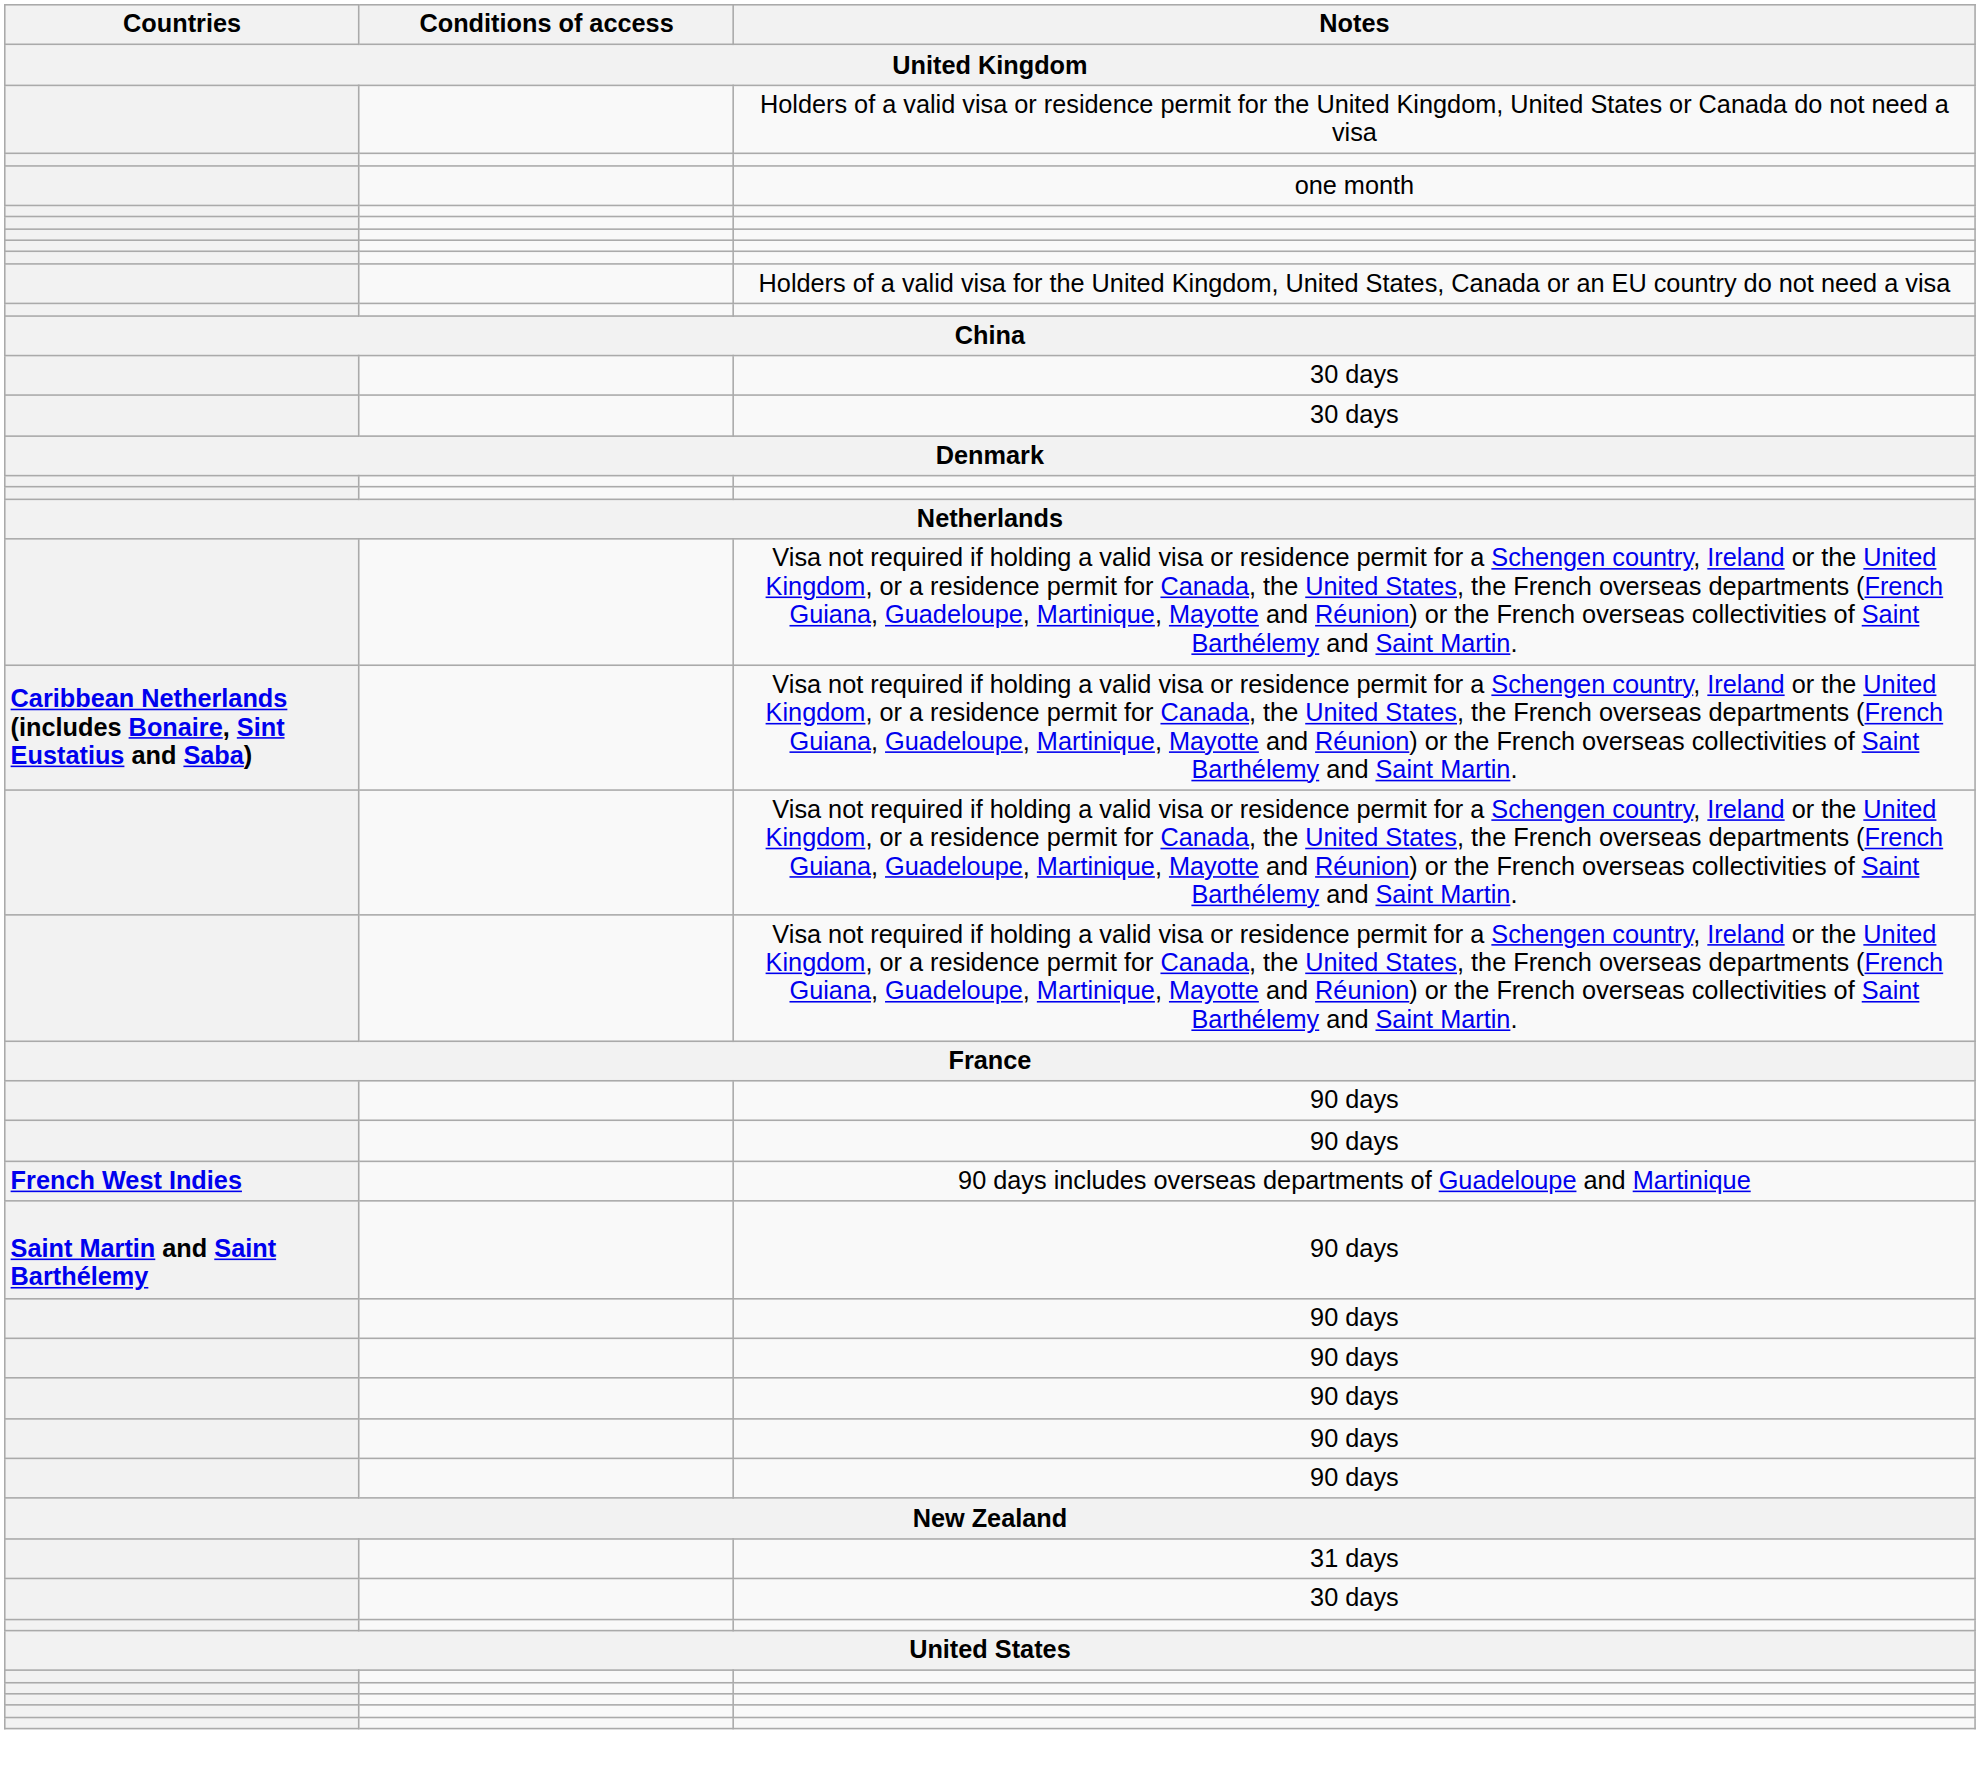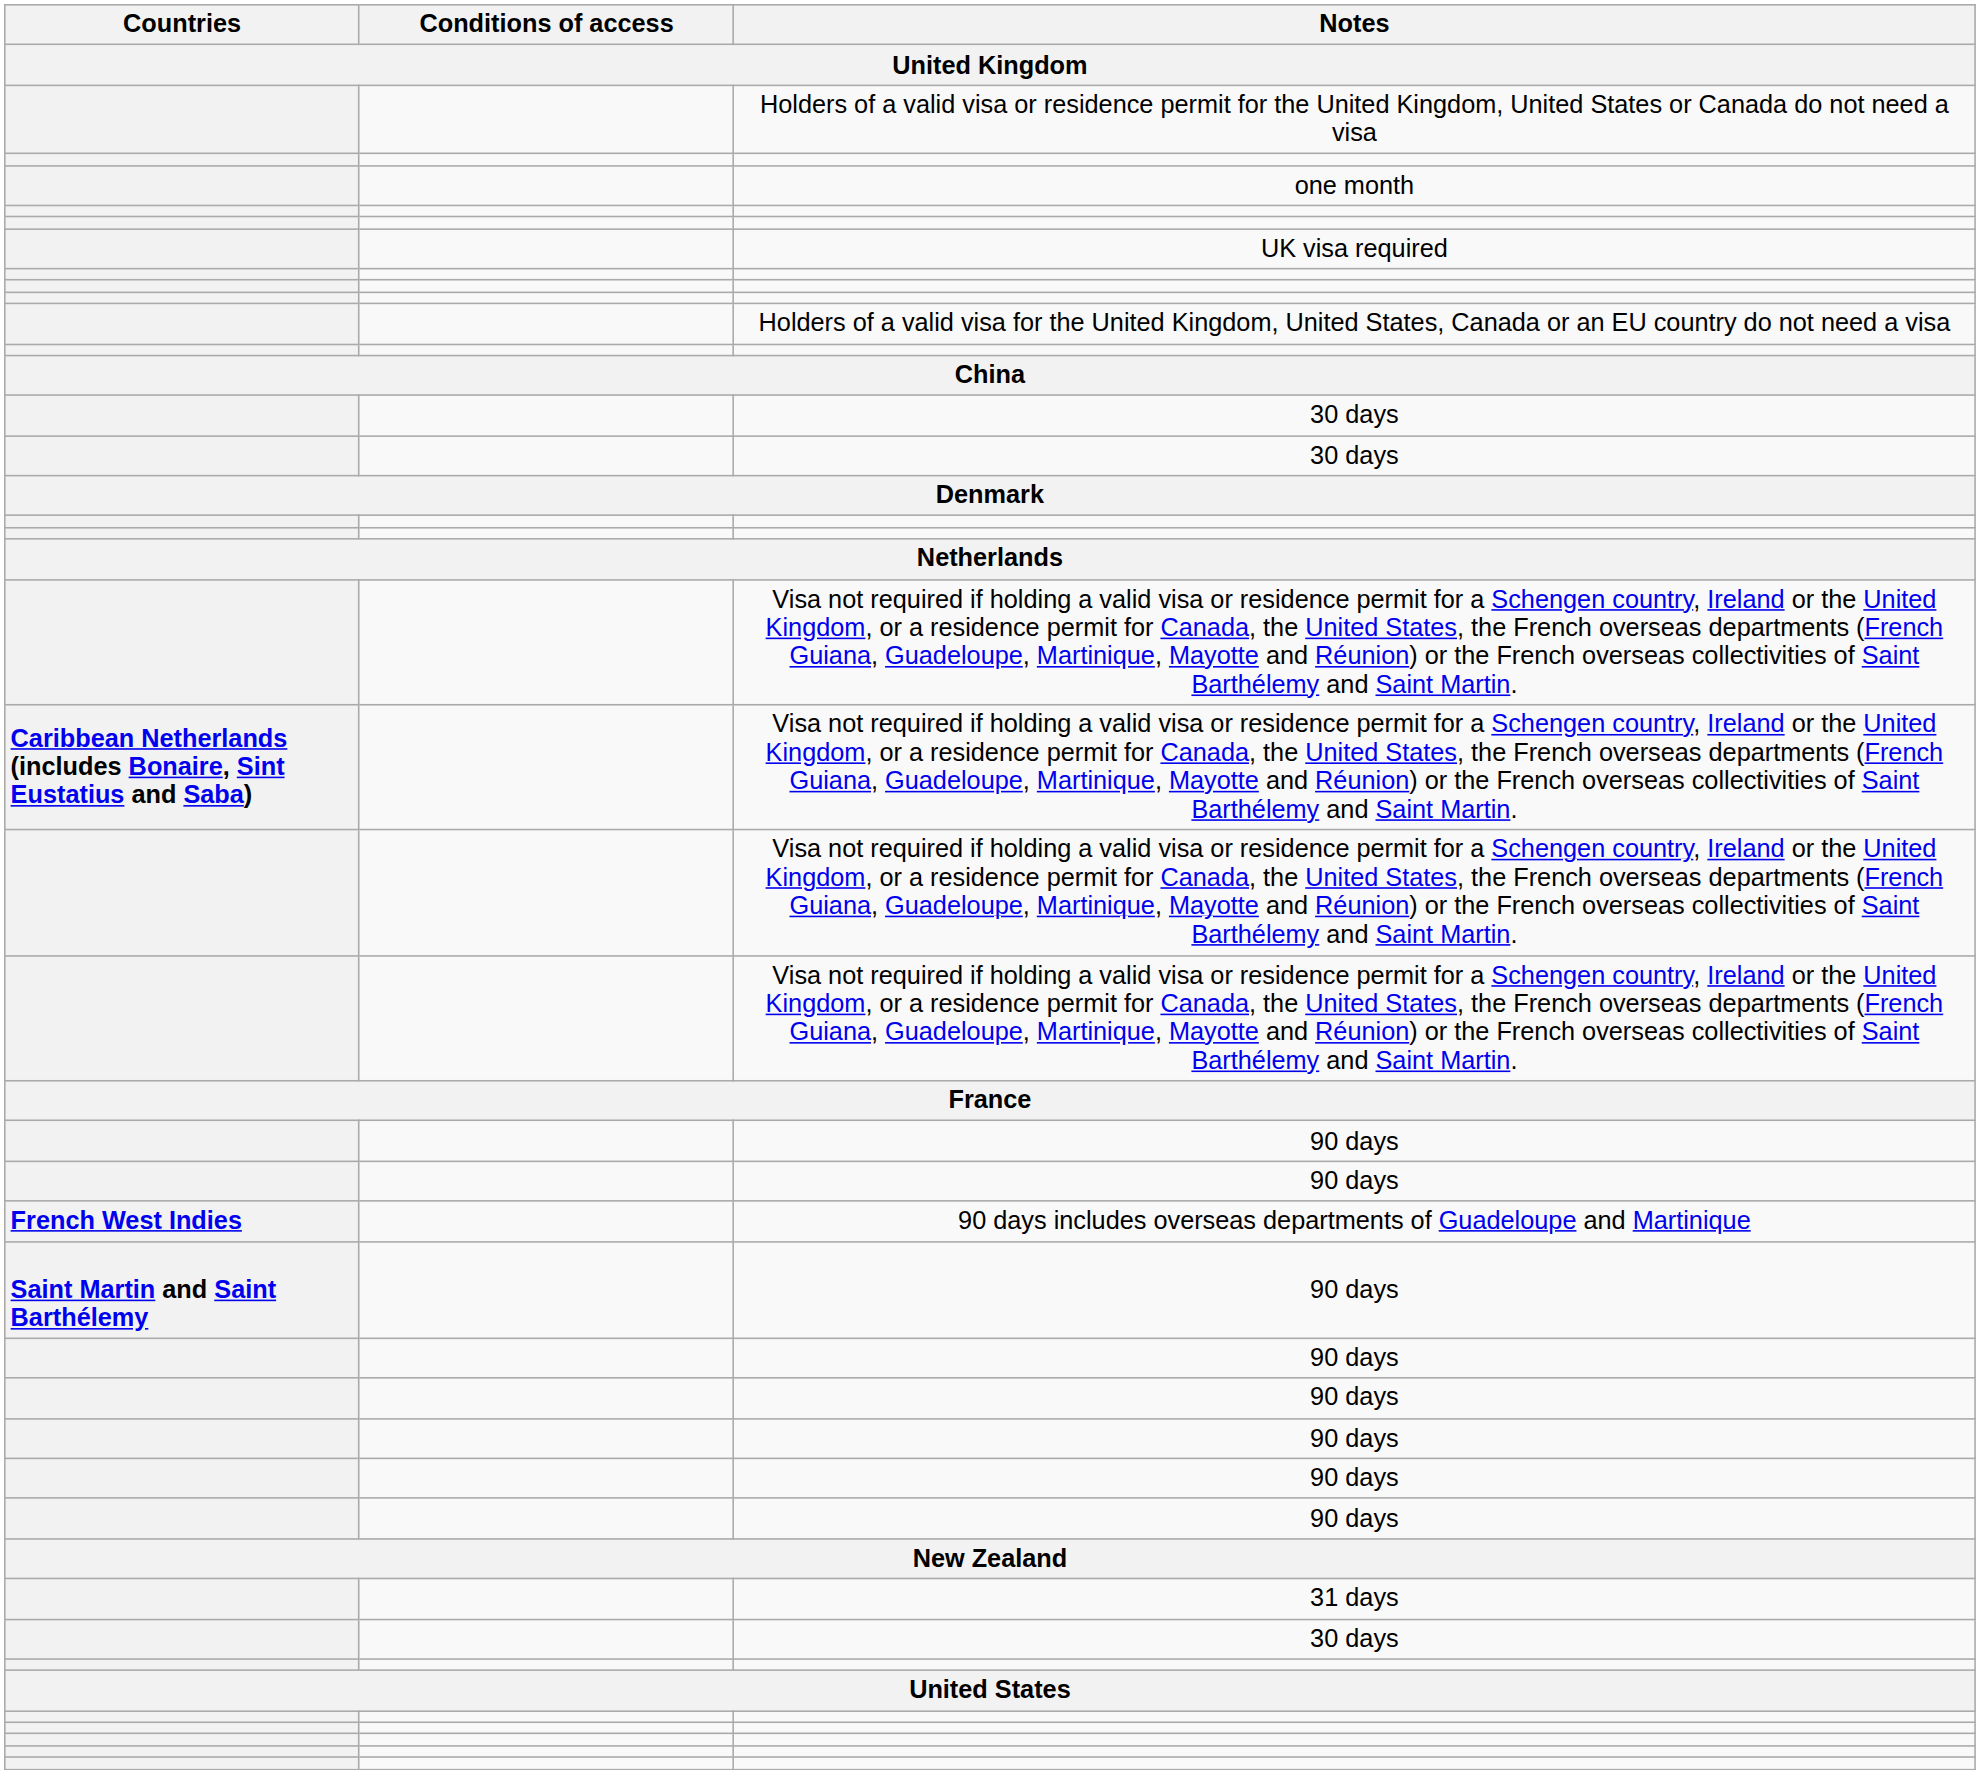+ row: (182, 249)
